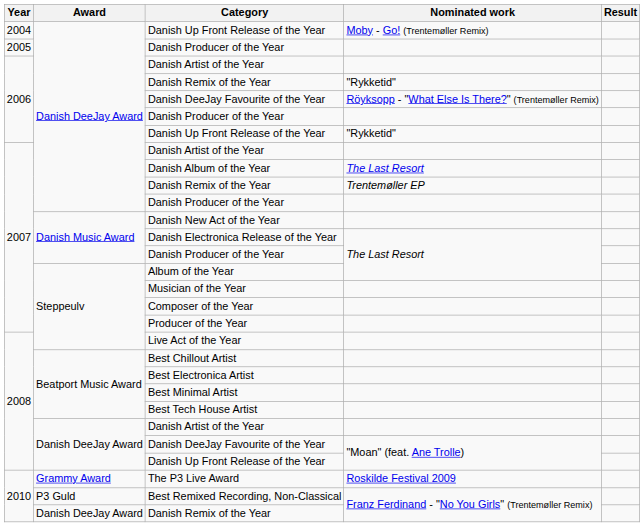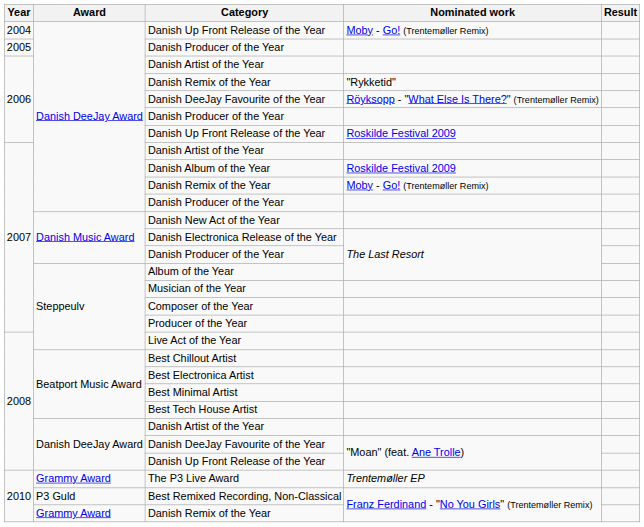(371, 133) "Rykketid" -> (401, 133) Roskilde Festival 2009
(385, 168) The Last Resort -> (401, 168) Roskilde Festival 2009
(386, 185) Trentemøller EP -> (417, 185) Moby - Go! (Trentemøller Remix)
(401, 479) Roskilde Festival 2009 -> (386, 479) Trentemøller EP
(89, 513) Danish DeeJay Award -> (73, 513) Grammy Award
